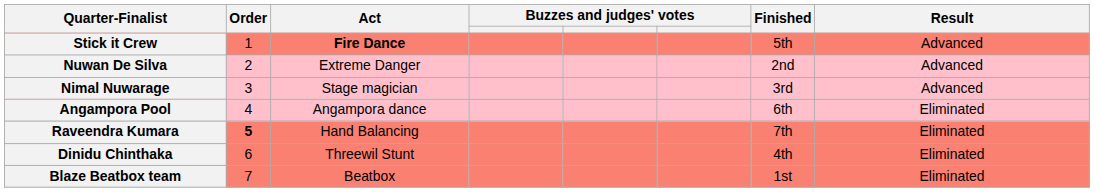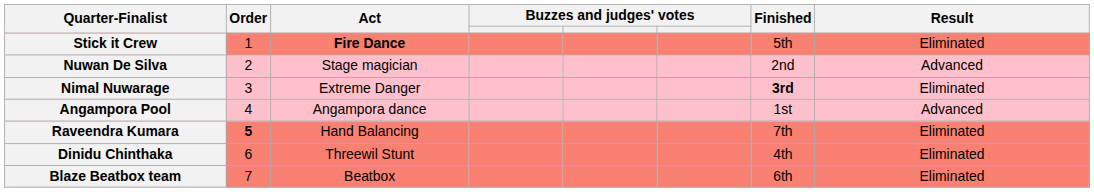(952, 44) Advanced -> (952, 44) Eliminated
(370, 66) Extreme Danger -> (370, 66) Stage magician
(370, 88) Stage magician -> (370, 88) Extreme Danger
(783, 88) normal -> (783, 88) bold
(952, 88) Advanced -> (952, 88) Eliminated
(783, 110) 6th -> (783, 110) 1st
(952, 110) Eliminated -> (952, 110) Advanced
(783, 176) 1st -> (783, 176) 6th
